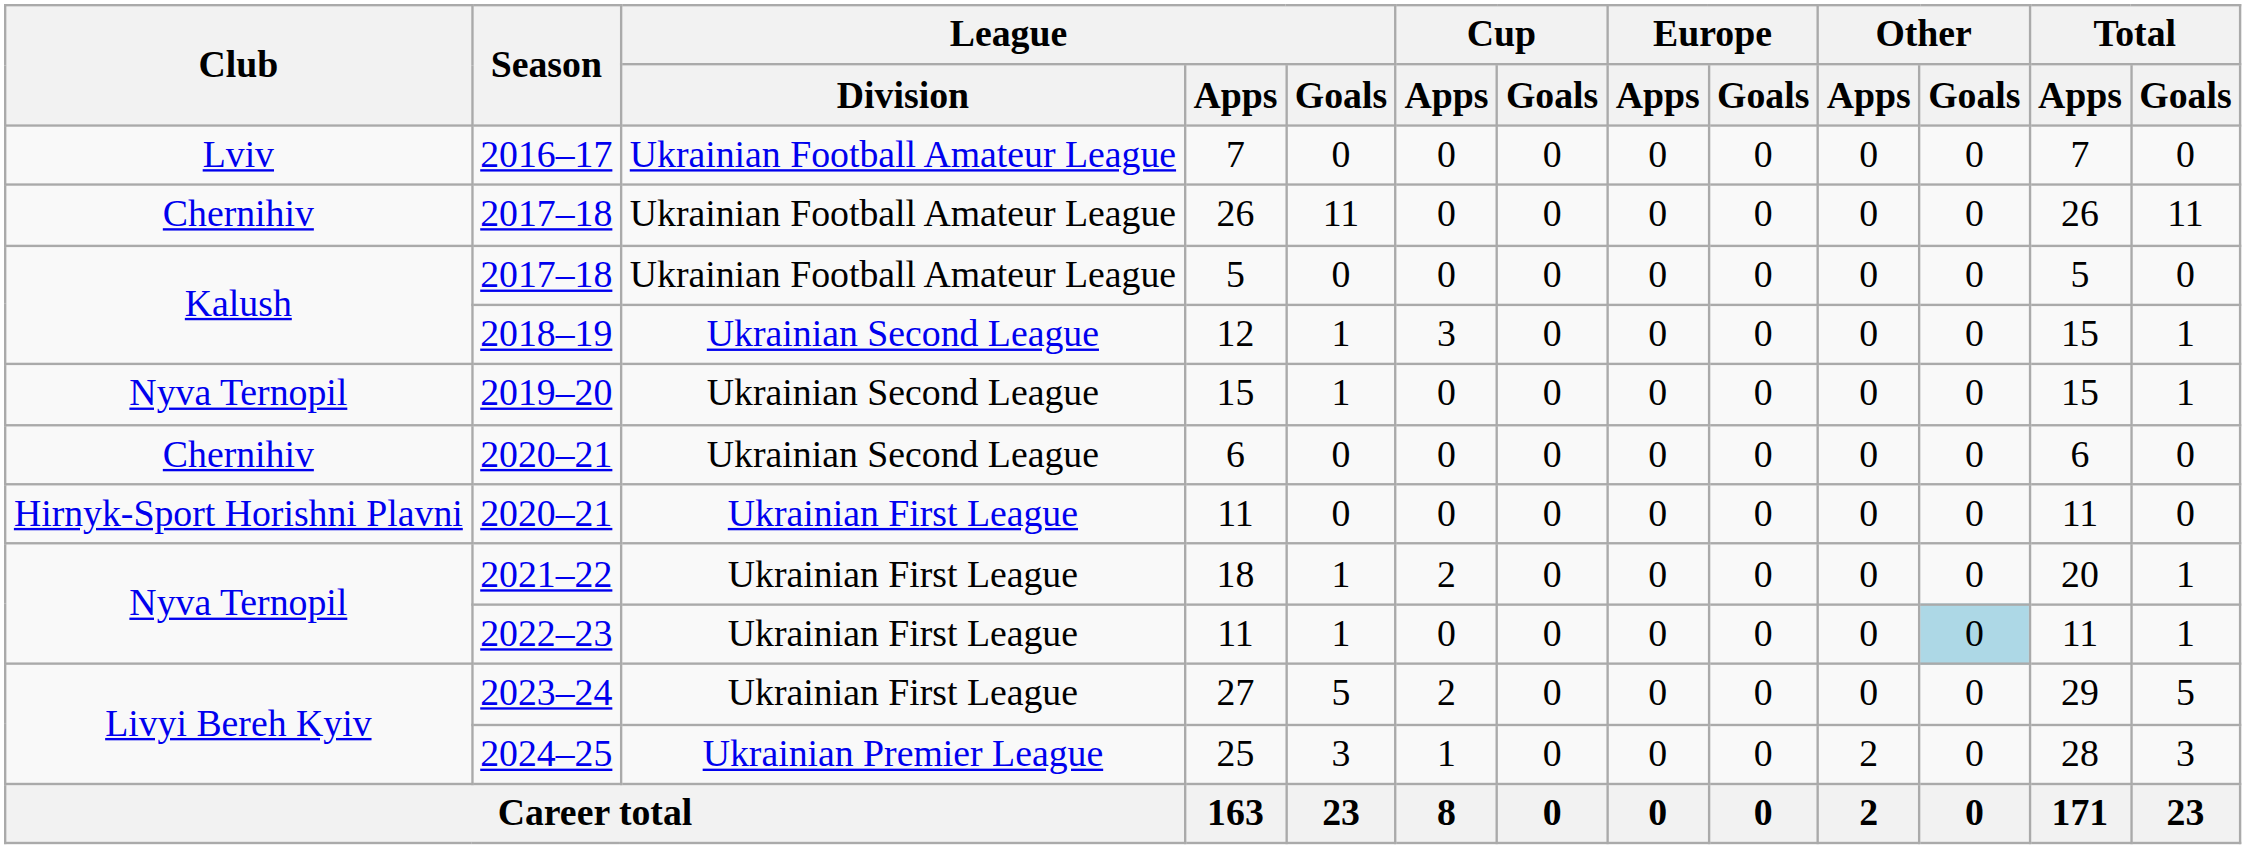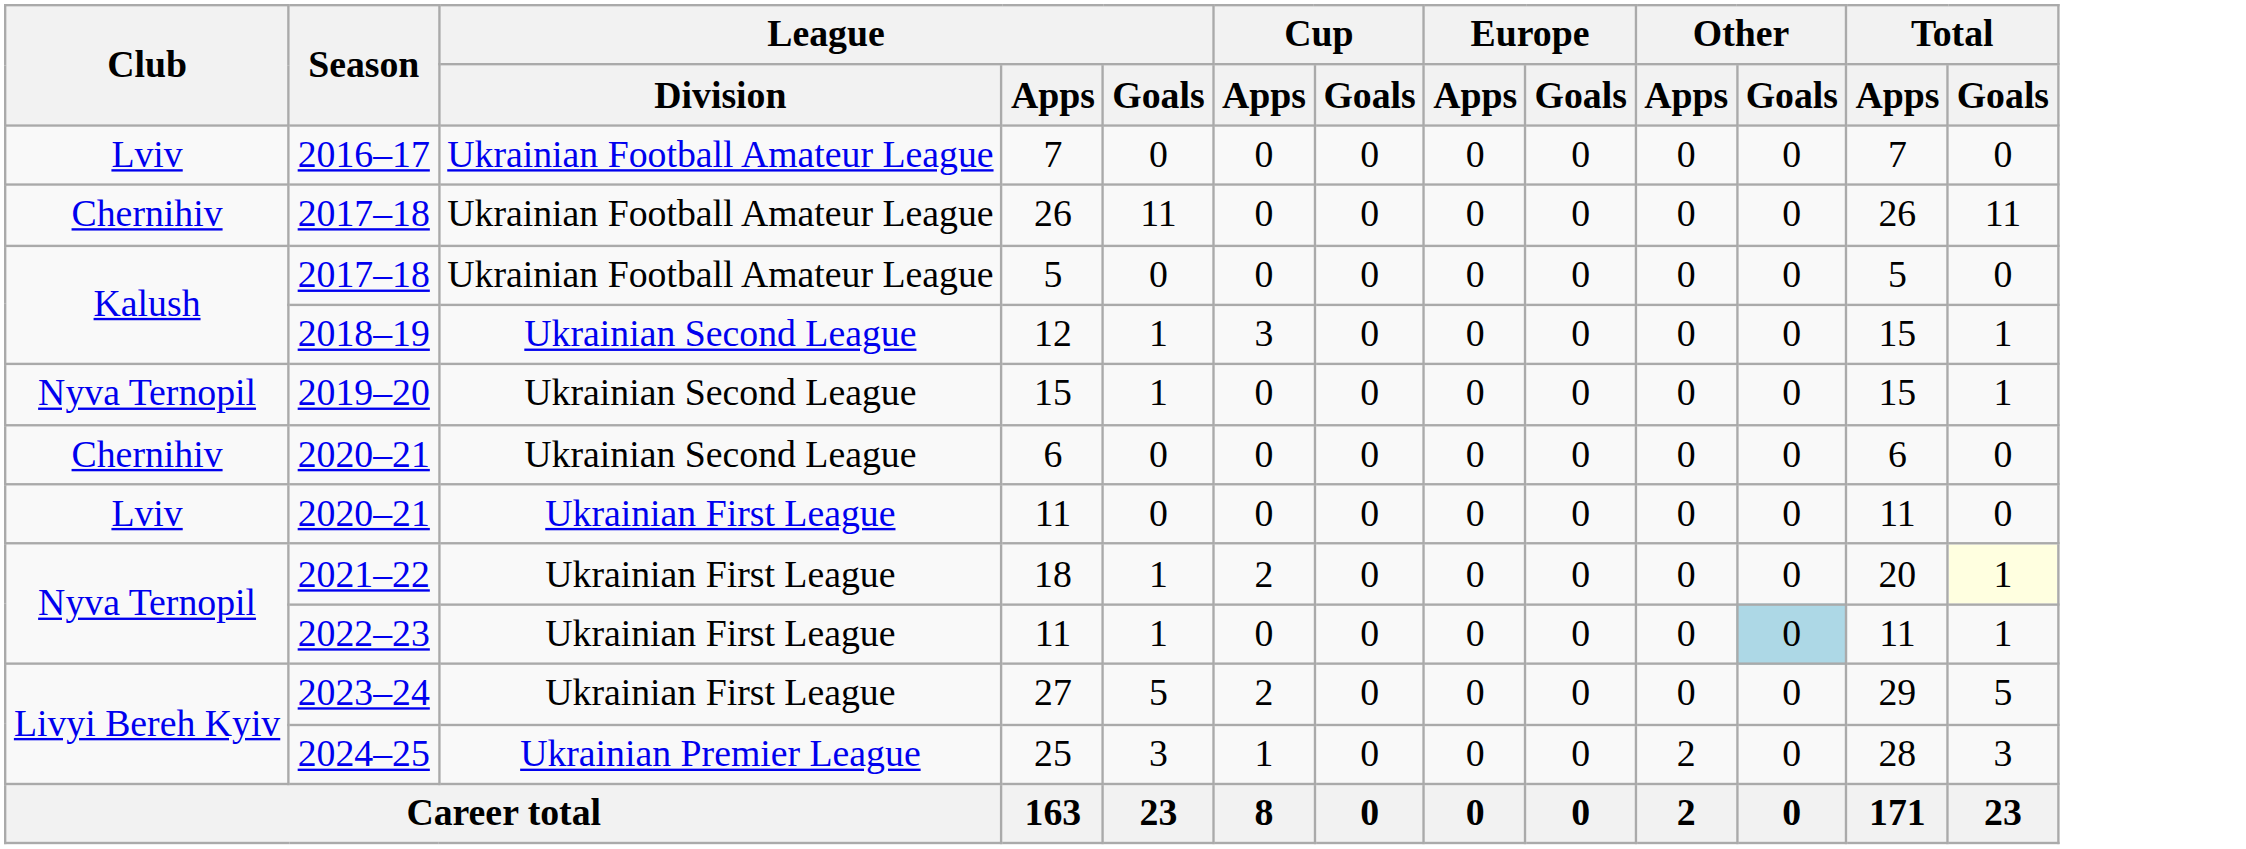(238, 513) Hirnyk-Sport Horishni Plavni -> (147, 513) Lviv
(2185, 573) no background -> (2003, 573) lightyellow background
